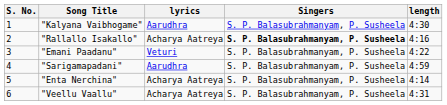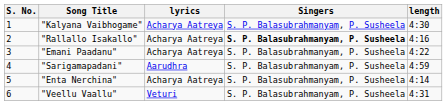(167, 25) Aarudhra -> (185, 25) Acharya Aatreya
(162, 53) Veturi -> (185, 53) Acharya Aatreya
(185, 94) Acharya Aatreya -> (162, 94) Veturi
